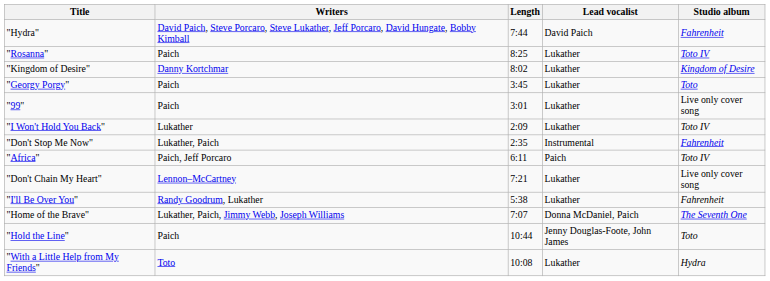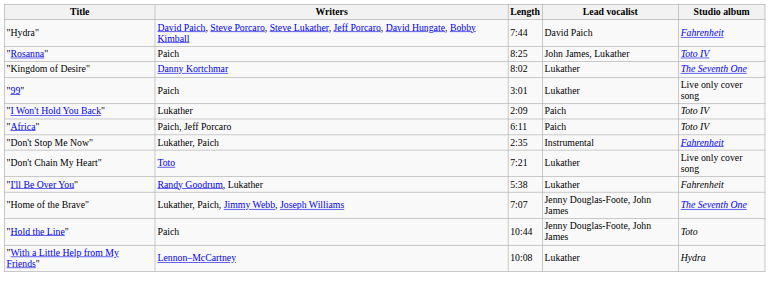(562, 54) Lukather -> (587, 54) John James, Lukather
(718, 69) Kingdom of Desire -> (714, 69) The Seventh One
- row: (38, 85)
(562, 127) Lukather -> (555, 111) Paich
rows swapped: (50, 142) <-> (23, 158)
(197, 178) Lennon–McCartney -> (166, 163) Toto
(592, 215) Donna McDaniel, Paich -> (598, 205) Jenny Douglas-Foote, John James
(166, 262) Toto -> (197, 258) Lennon–McCartney
